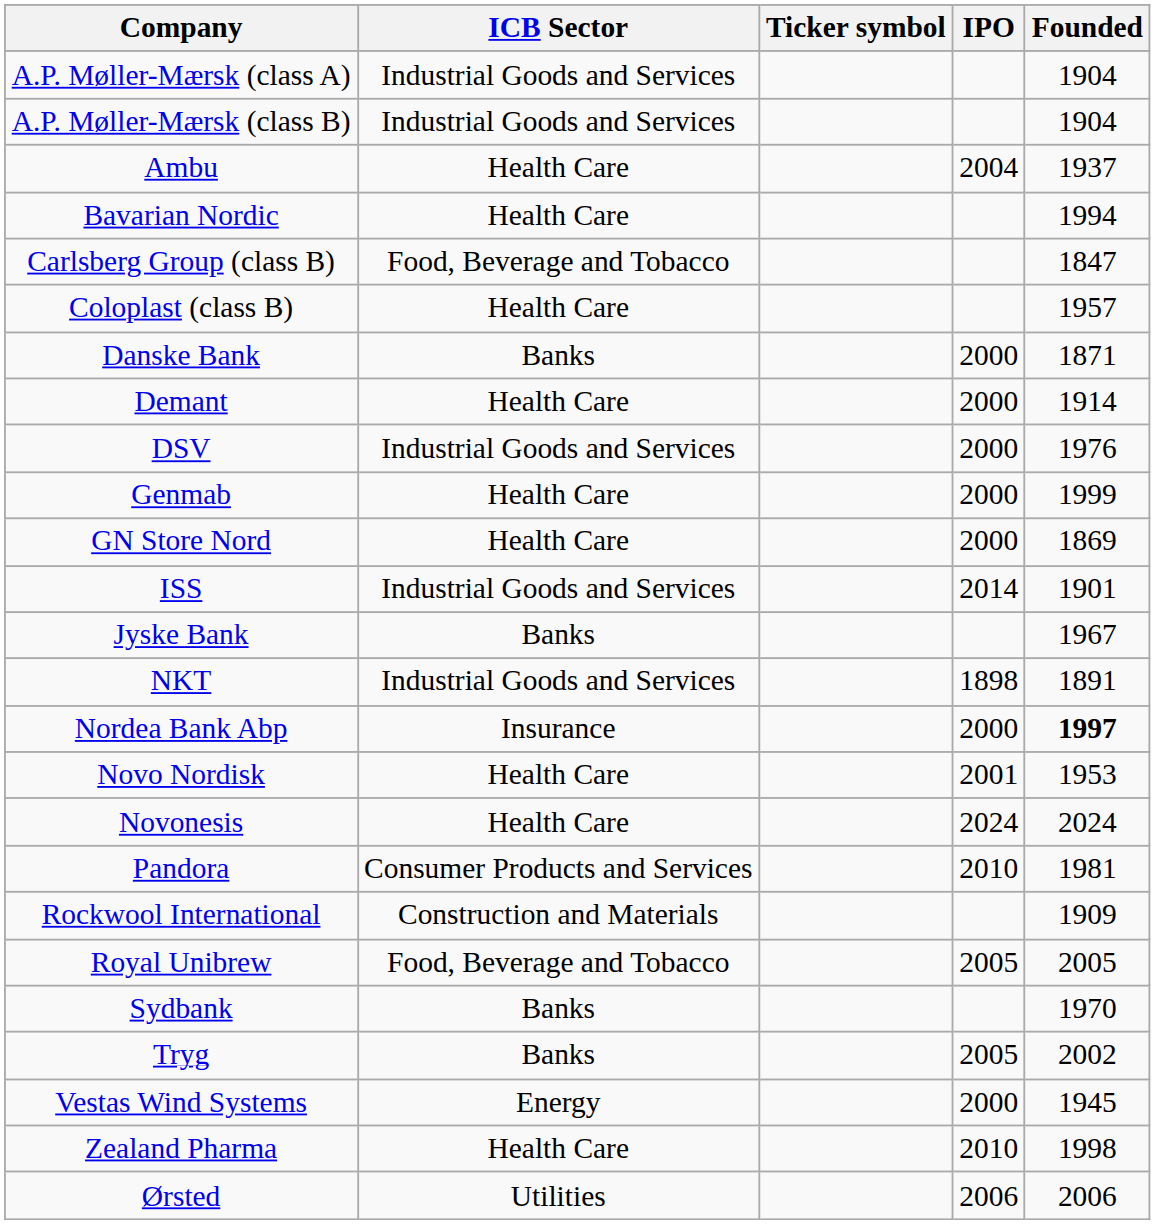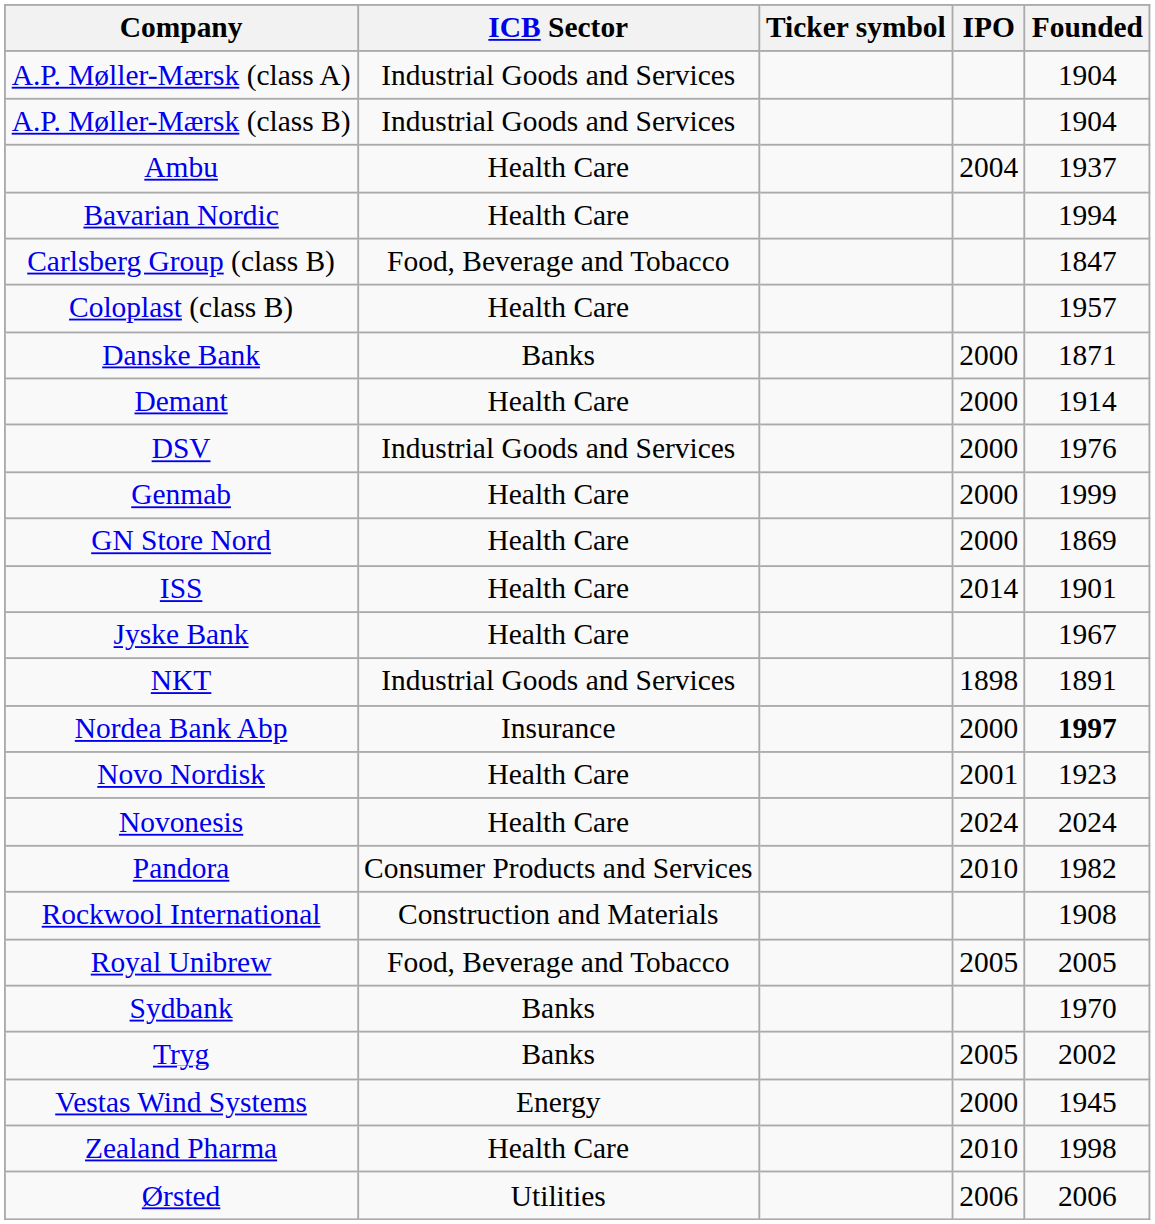(558, 588) Industrial Goods and Services -> (558, 588) Health Care
(558, 634) Banks -> (558, 634) Health Care
(1087, 774) 1953 -> (1087, 774) 1923
(1087, 868) 1981 -> (1087, 868) 1982
(1087, 914) 1909 -> (1087, 914) 1908
